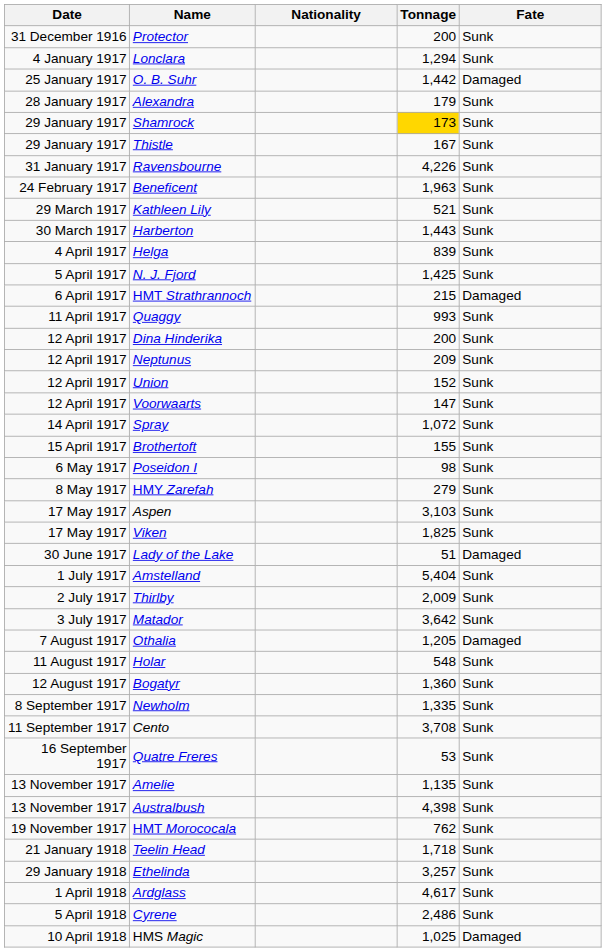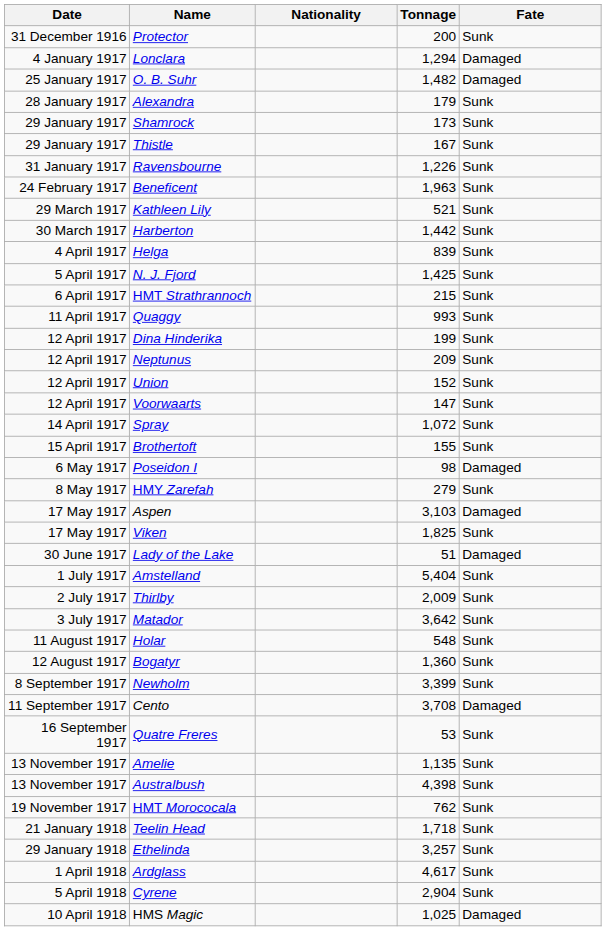(478, 58) Sunk -> (492, 58) Damaged
(439, 79) 1,442 -> (439, 79) 1,482
(445, 123) gold background -> (445, 123) no background
(439, 166) 4,226 -> (439, 166) 1,226
(439, 230) 1,443 -> (439, 230) 1,442
(492, 295) Damaged -> (478, 295) Sunk
(445, 338) 200 -> (445, 338) 199
(478, 468) Sunk -> (492, 468) Damaged
(478, 511) Sunk -> (492, 511) Damaged
- row: (154, 640)
(439, 705) 1,335 -> (439, 683) 3,399
(478, 727) Sunk -> (492, 705) Damaged
(439, 914) 2,486 -> (439, 893) 2,904
